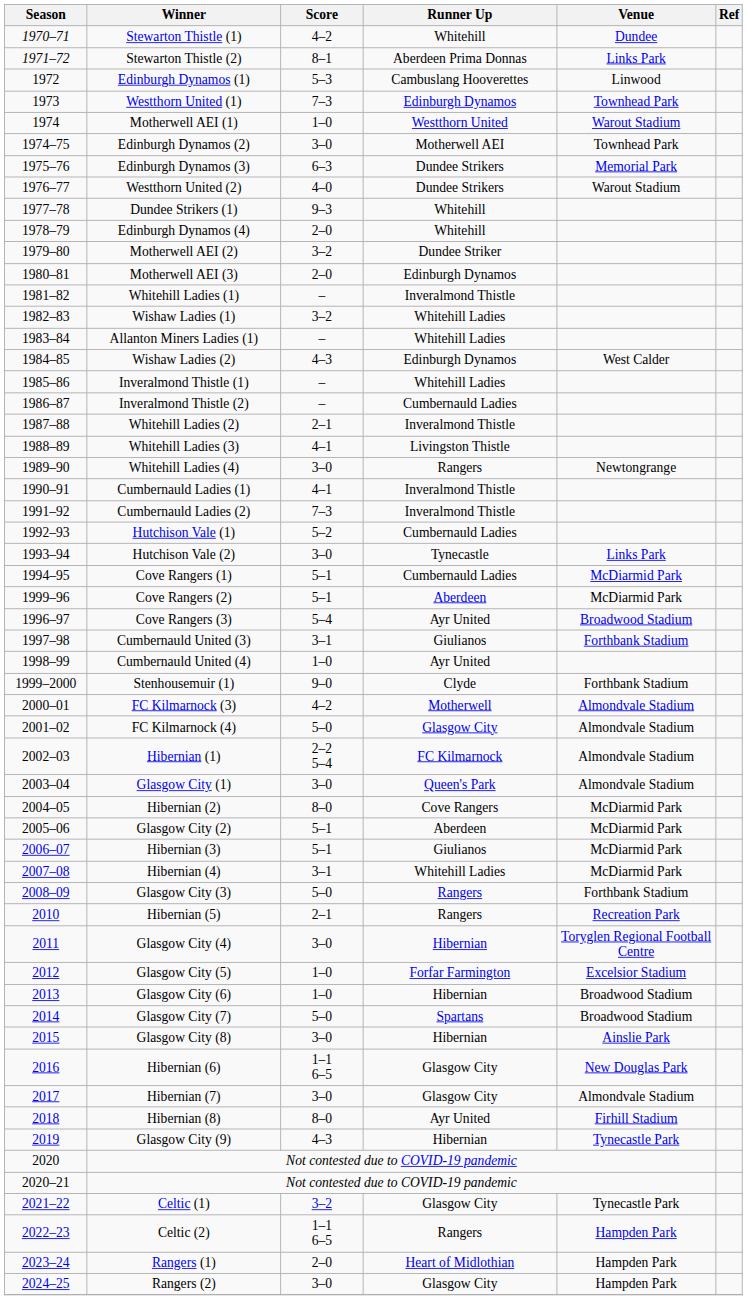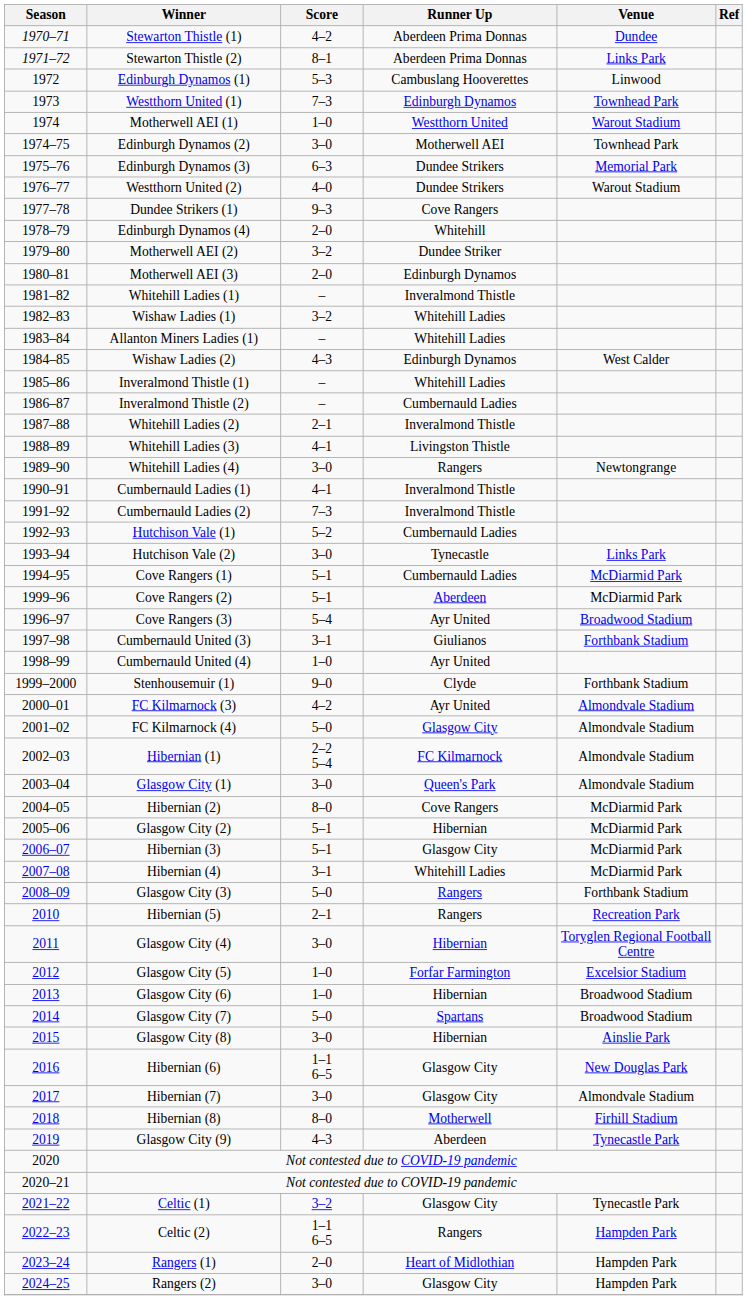(460, 36) Whitehill -> (460, 36) Aberdeen Prima Donnas
(460, 209) Whitehill -> (460, 209) Cove Rangers
(460, 705) Motherwell -> (460, 705) Ayr United
(460, 828) Aberdeen -> (460, 828) Hibernian
(460, 850) Giulianos -> (460, 850) Glasgow City
(460, 1118) Ayr United -> (460, 1118) Motherwell
(460, 1139) Hibernian -> (460, 1139) Aberdeen
